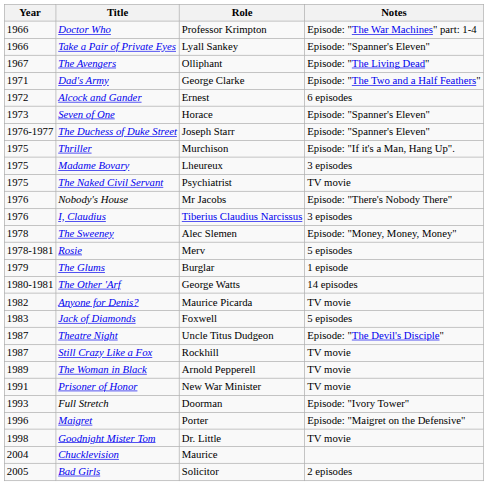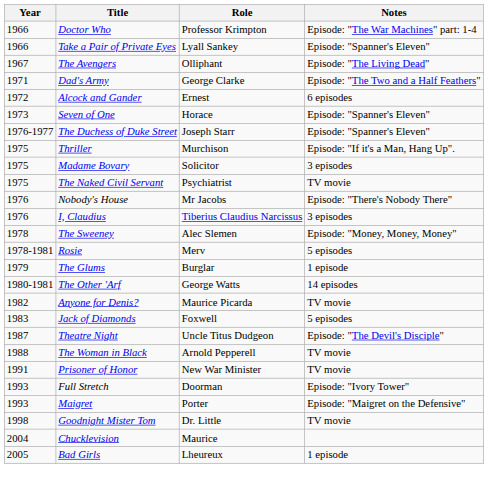(202, 166) Lheureux -> (200, 166) Solicitor
- row: (105, 353)
(18, 370) 1989 -> (18, 353) 1988
(18, 421) 1996 -> (18, 404) 1993
(200, 472) Solicitor -> (202, 455) Lheureux
(330, 472) 2 episodes -> (328, 455) 1 episode
